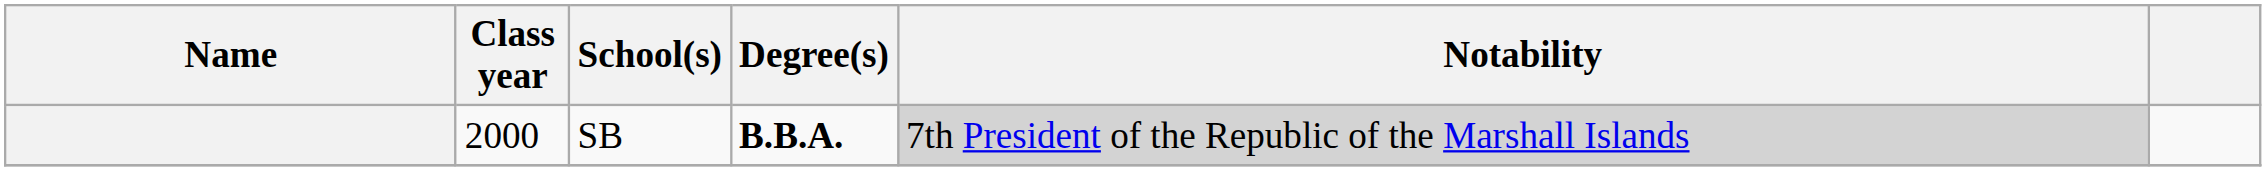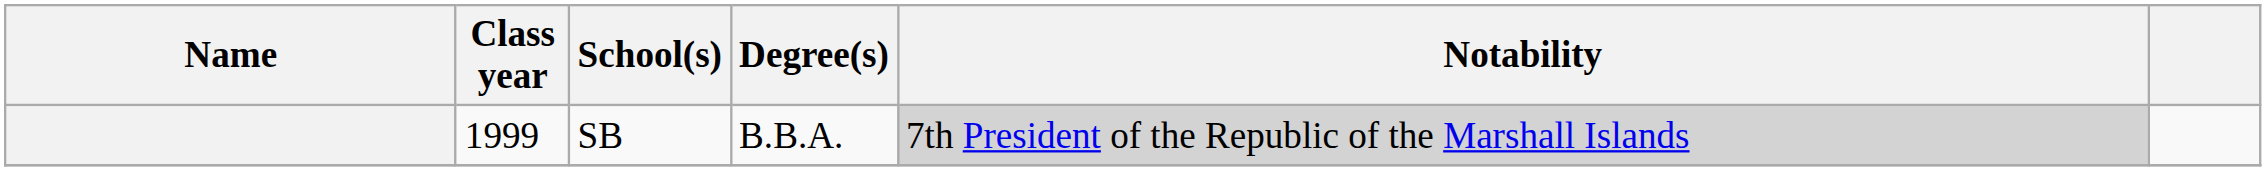(502, 134) 2000 -> (502, 134) 1999
(791, 134) bold -> (791, 134) normal
